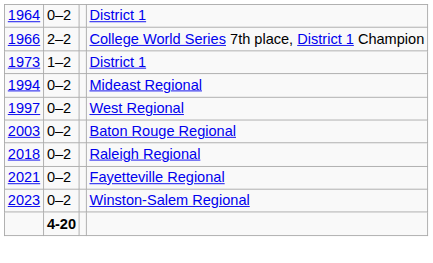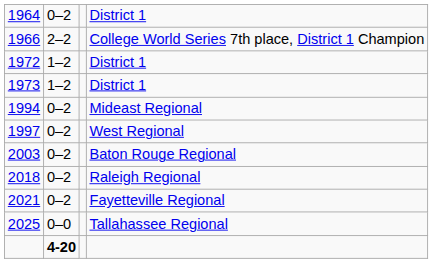+ row: (24, 62)
- row: (24, 200)
+ row: (24, 223)
